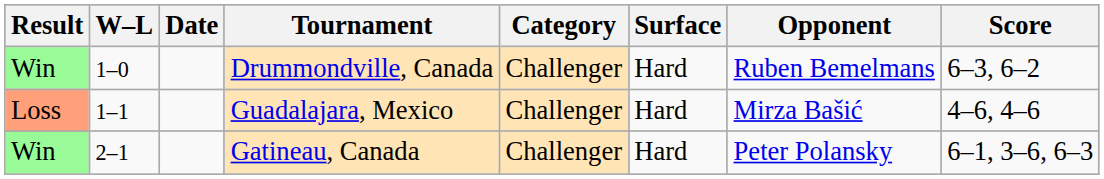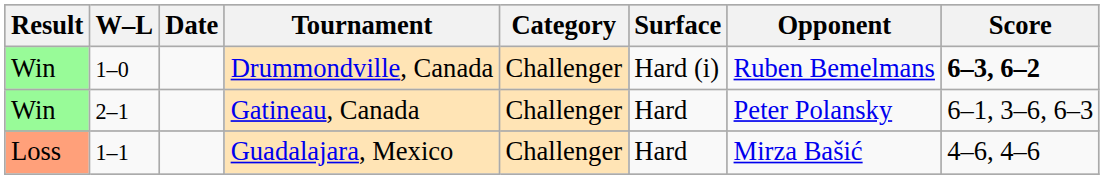(661, 67) Hard -> (677, 67) Hard (i)
(994, 67) normal -> (994, 67) bold
rows swapped: (342, 109) <-> (325, 151)
